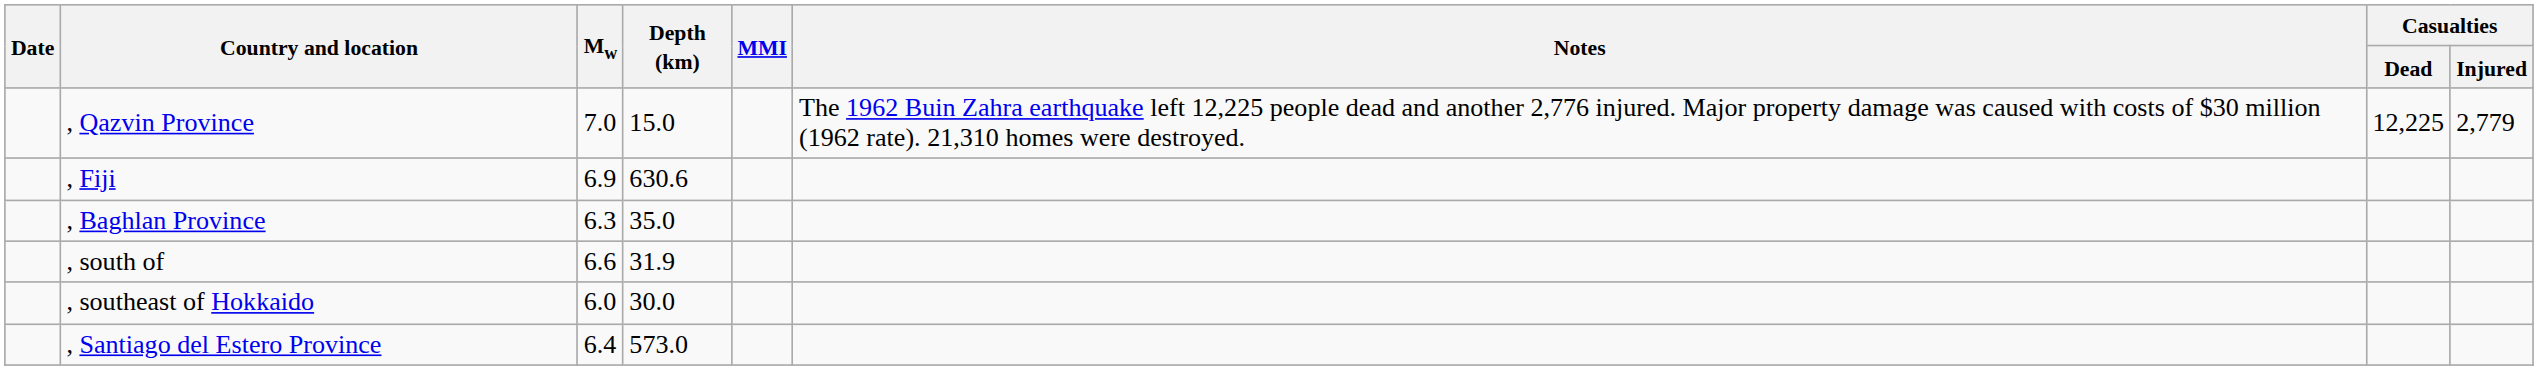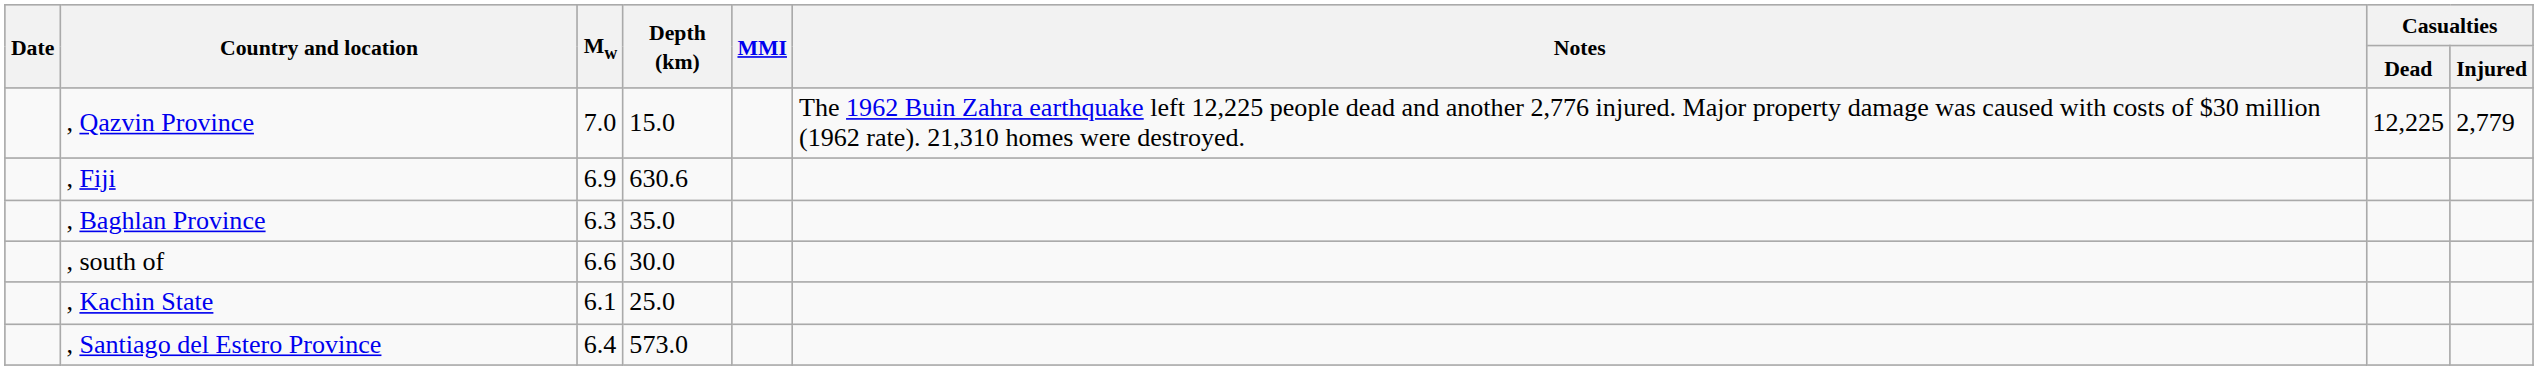(652, 261) 31.9 -> (652, 261) 30.0
+ row: (140, 302)
- row: (190, 302)
